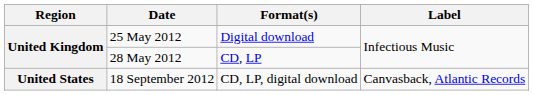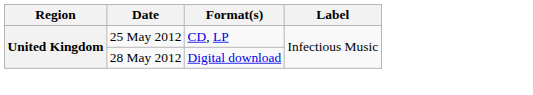(267, 36) Digital download -> (208, 36) CD, LP
(241, 57) CD, LP -> (234, 57) Digital download
- row: (162, 79)
